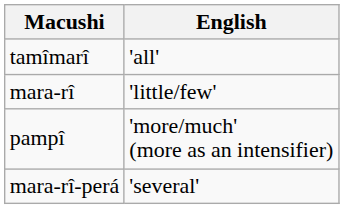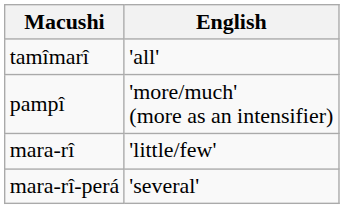rows swapped: (37, 138) <-> (42, 91)
